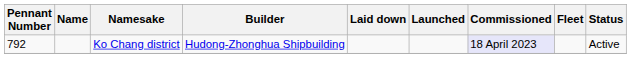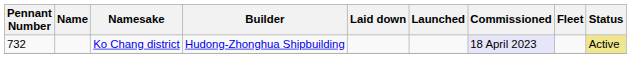(16, 44) 792 -> (16, 44) 732
(604, 44) no background -> (604, 44) khaki background
